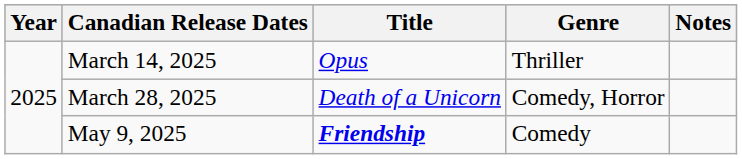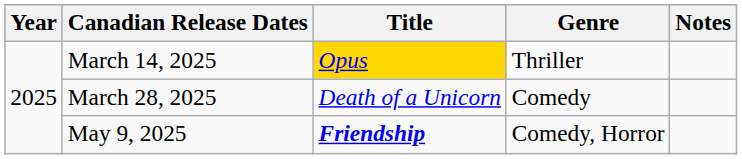(343, 60) no background -> (343, 60) gold background
(588, 97) Comedy, Horror -> (551, 97) Comedy
(551, 134) Comedy -> (588, 134) Comedy, Horror
